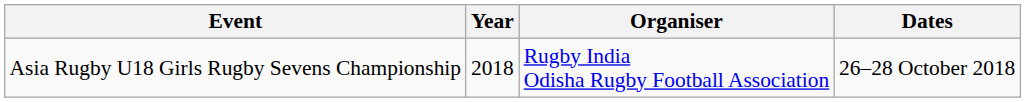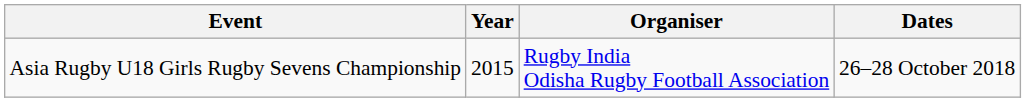(492, 67) 2018 -> (492, 67) 2015
